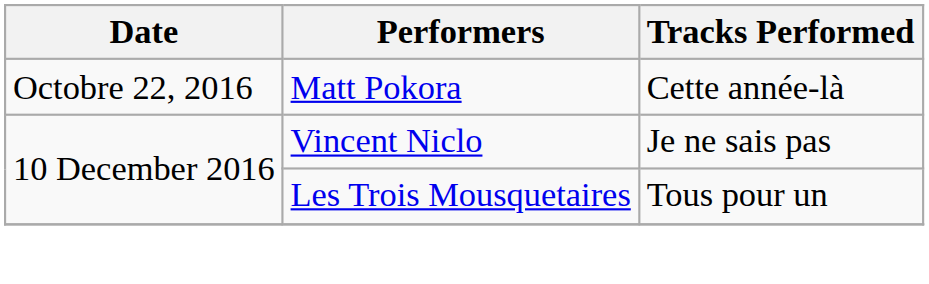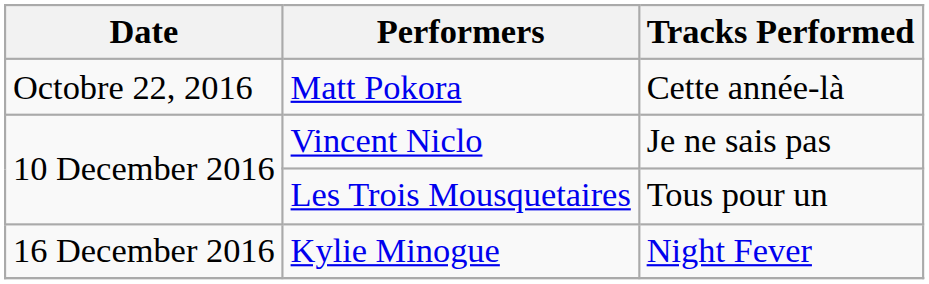+ row: (395, 250)
